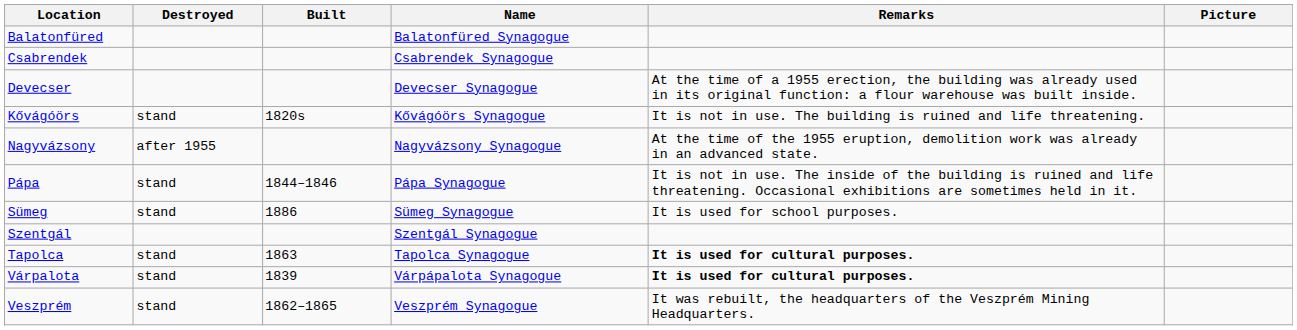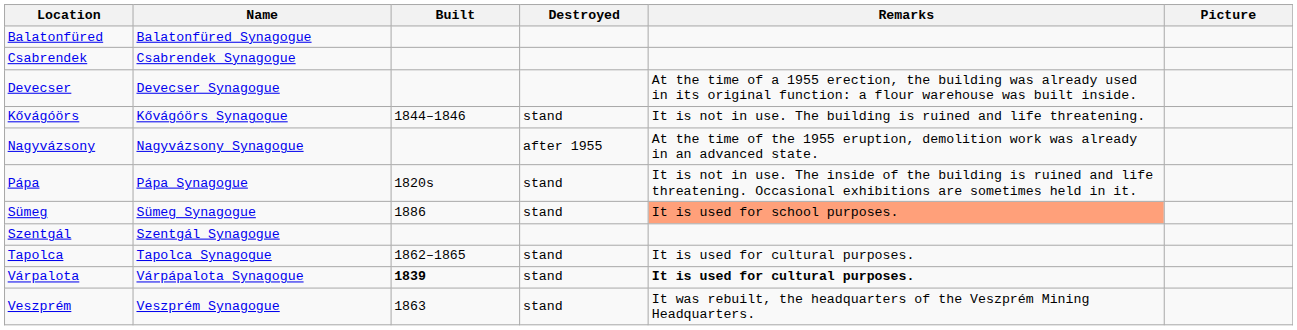columns swapped: (520, 15) <-> (198, 15)
(285, 117) 1820s -> (430, 117) 1844–1846
(301, 183) 1844–1846 -> (414, 183) 1820s
(775, 212) no background -> (775, 212) lightsalmon background
(281, 256) 1863 -> (430, 256) 1862–1865
(783, 256) bold -> (783, 256) normal
(281, 277) normal -> (410, 277) bold
(301, 307) 1862–1865 -> (410, 307) 1863
